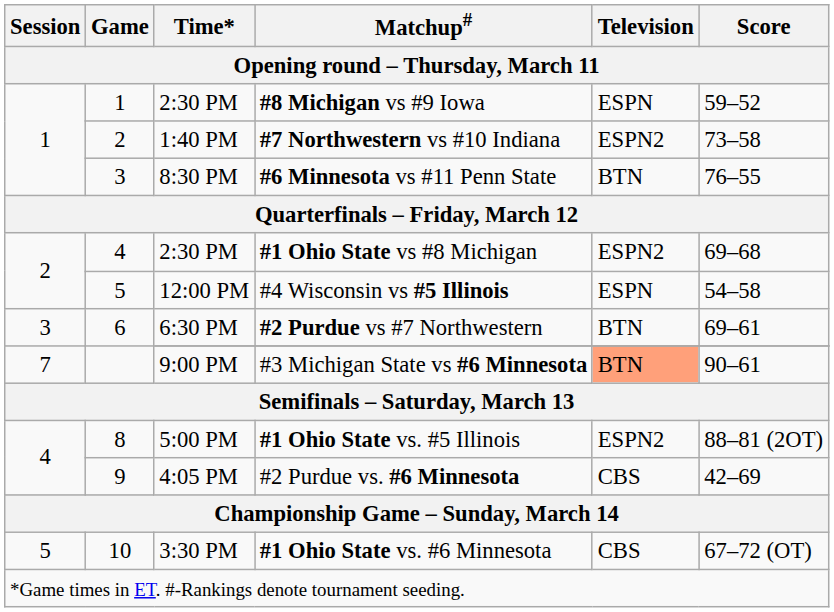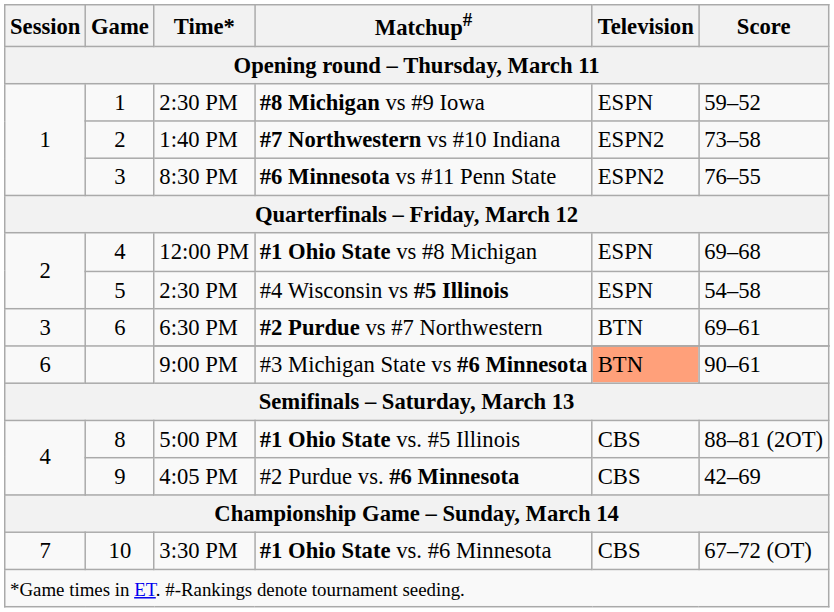(620, 177) BTN -> (631, 177) ESPN2
(199, 251) 2:30 PM -> (204, 251) 12:00 PM
(631, 251) ESPN2 -> (625, 251) ESPN
(204, 289) 12:00 PM -> (199, 289) 2:30 PM
(45, 364) 7 -> (45, 364) 6
(631, 438) ESPN2 -> (619, 438) CBS
(45, 550) 5 -> (45, 550) 7
